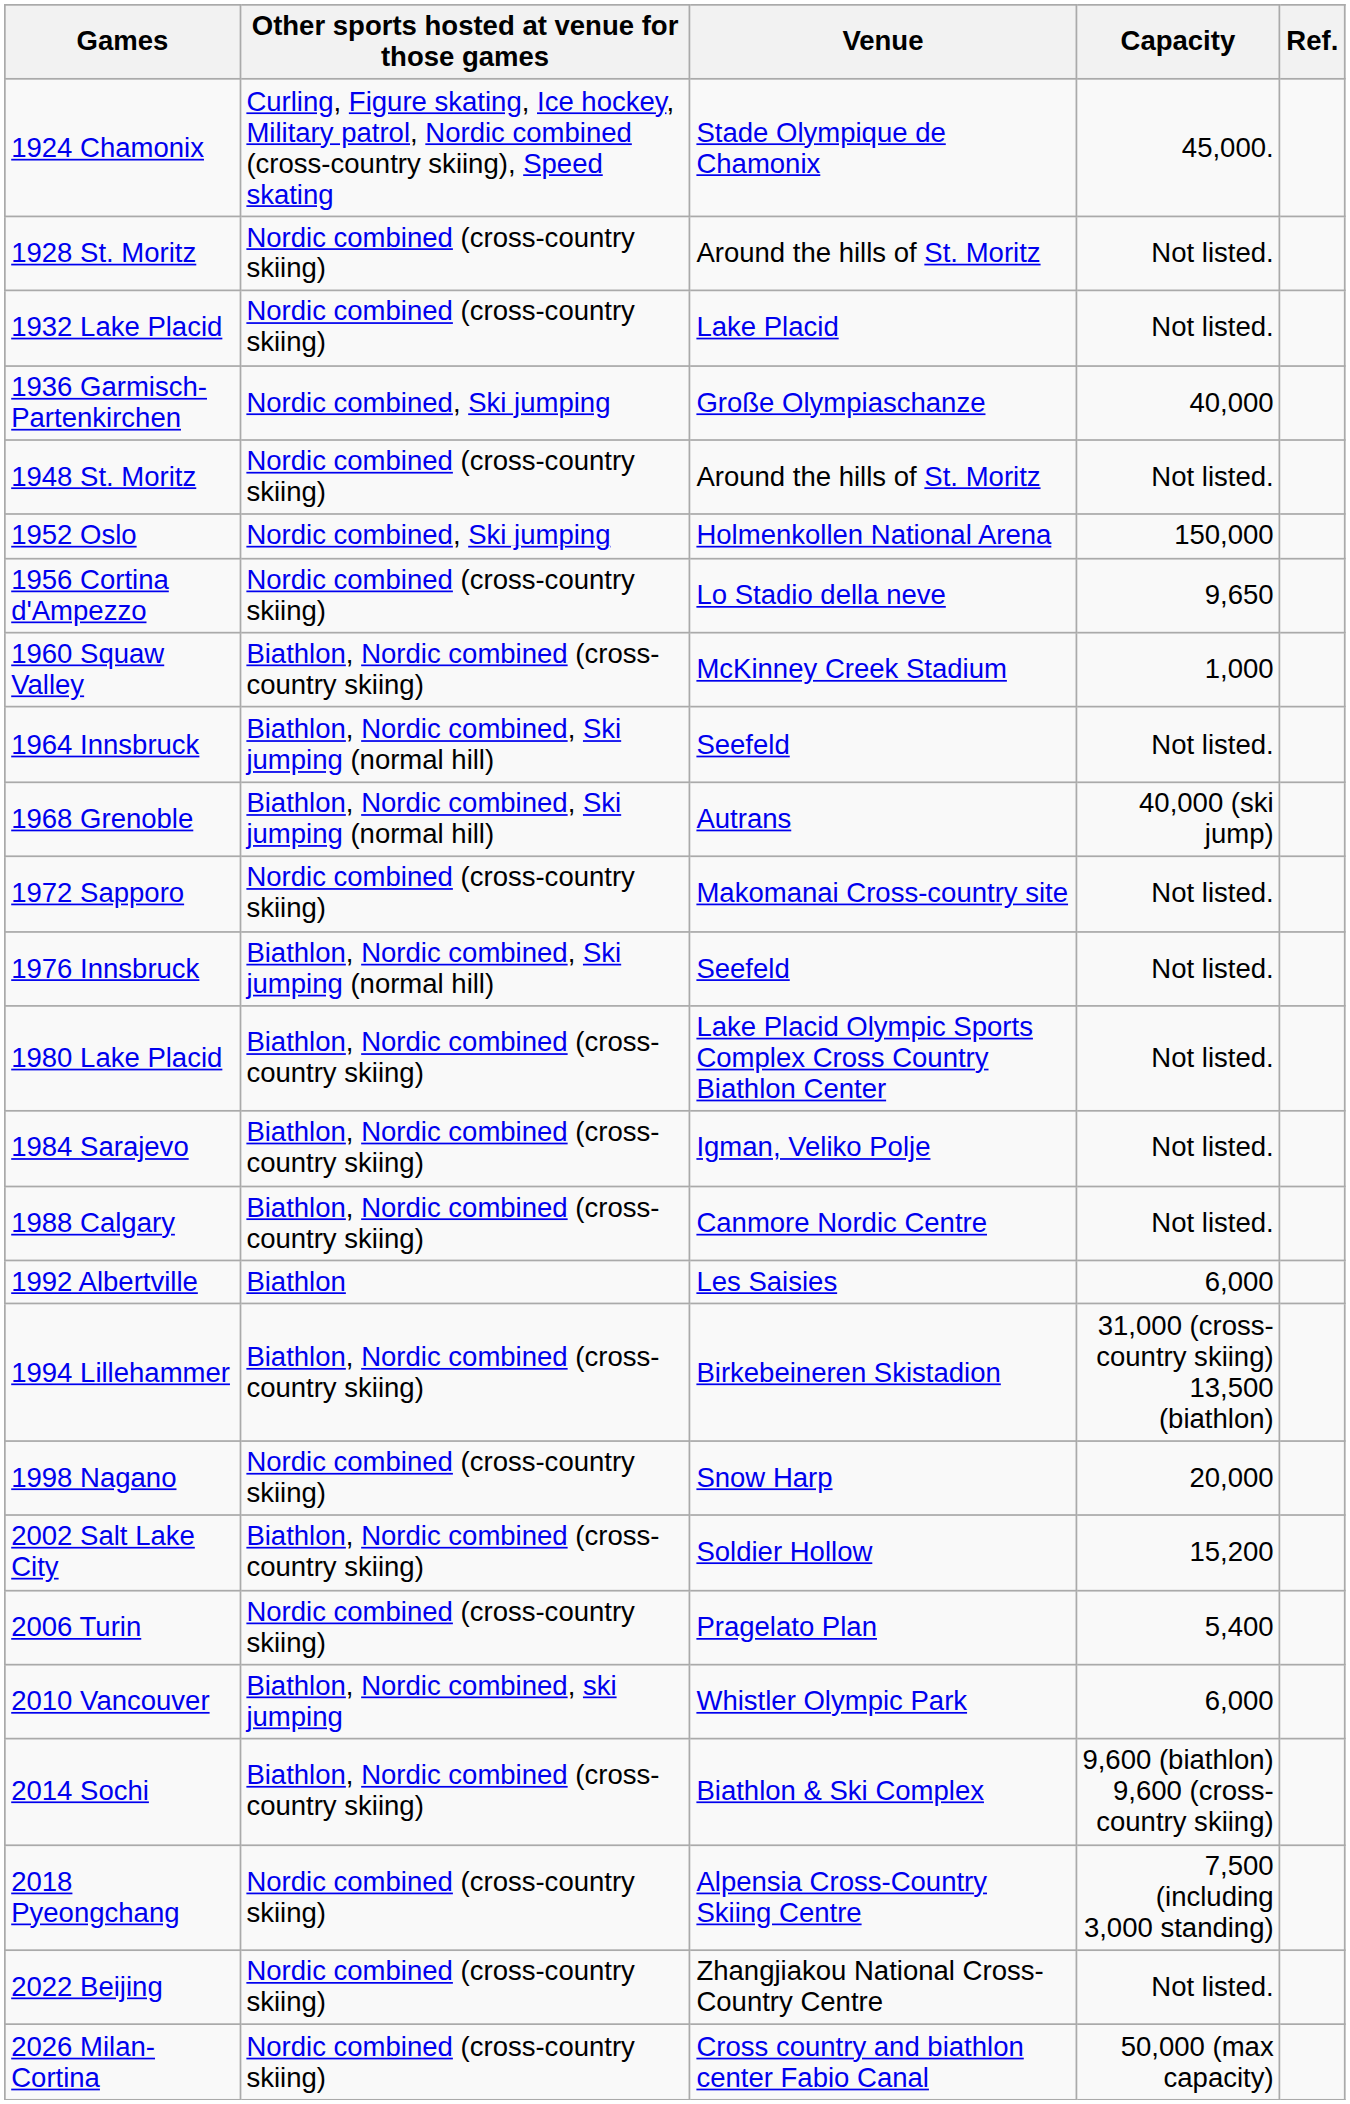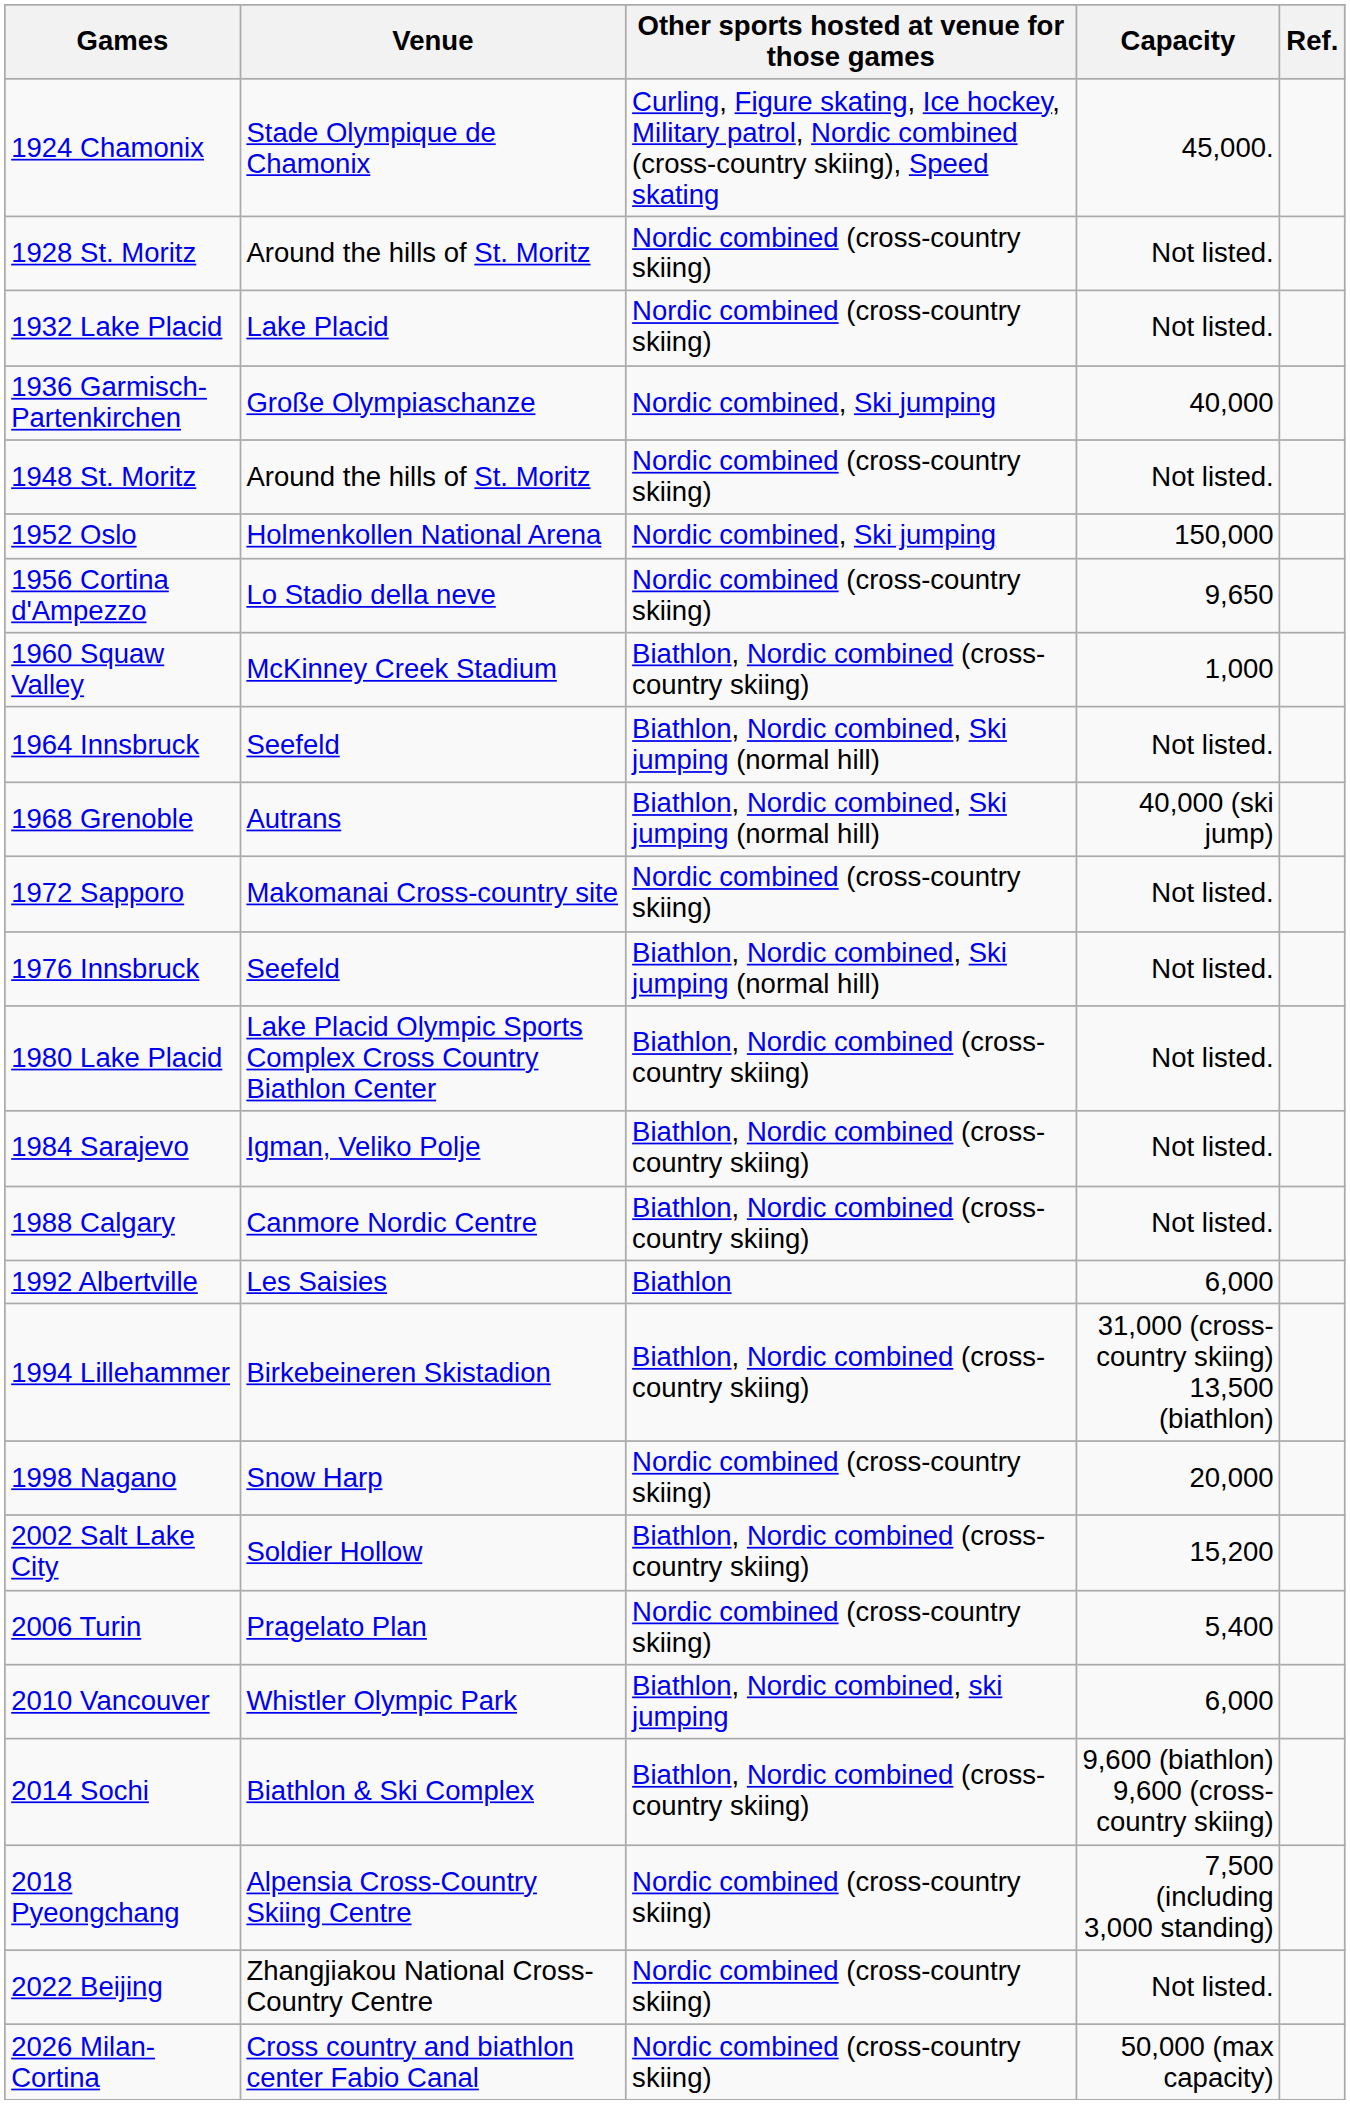columns swapped: (883, 41) <-> (465, 41)
